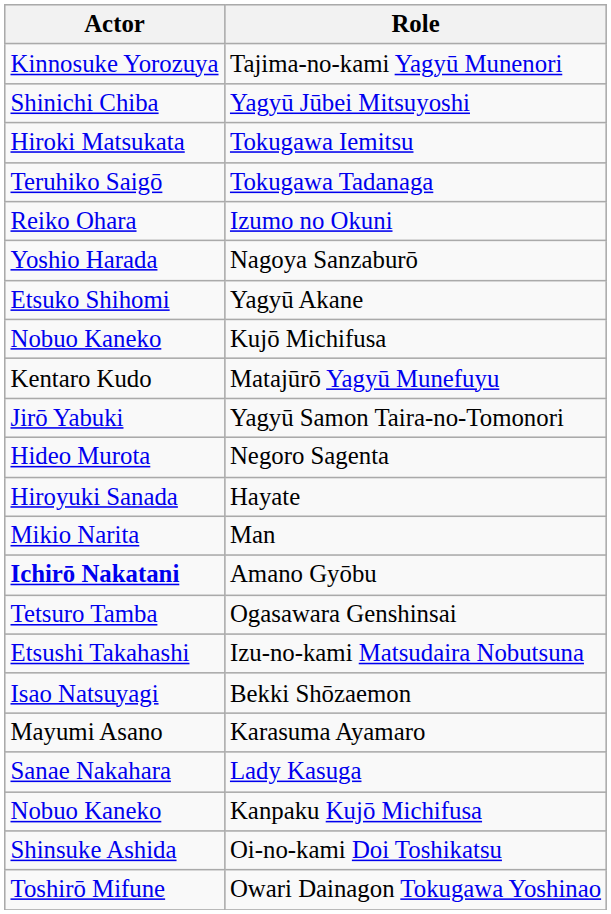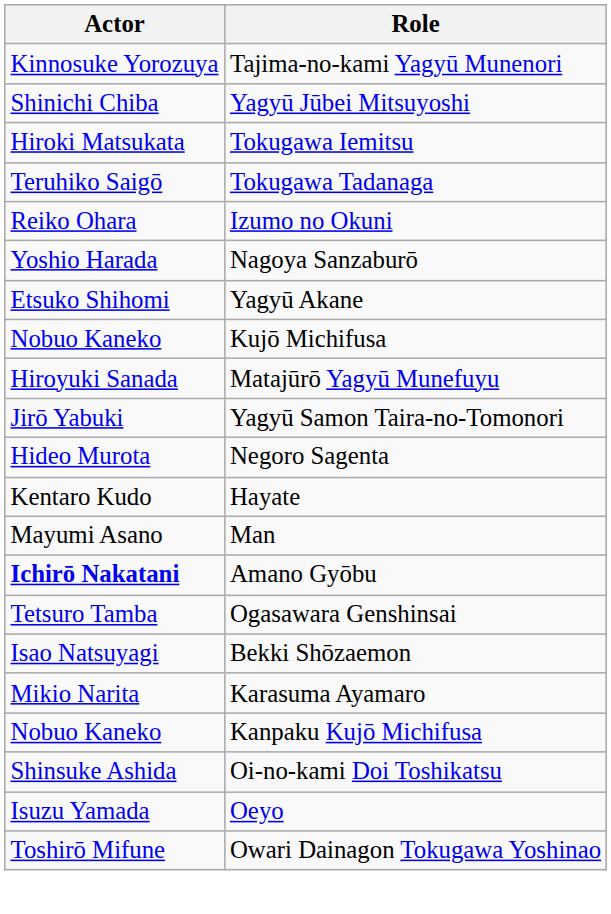(81, 378) Kentaro Kudo -> (94, 378) Hiroyuki Sanada
(94, 496) Hiroyuki Sanada -> (81, 496) Kentaro Kudo
(75, 535) Mikio Narita -> (87, 535) Mayumi Asano
- row: (407, 653)
(87, 732) Mayumi Asano -> (75, 692) Mikio Narita
- row: (296, 771)
+ row: (257, 810)
